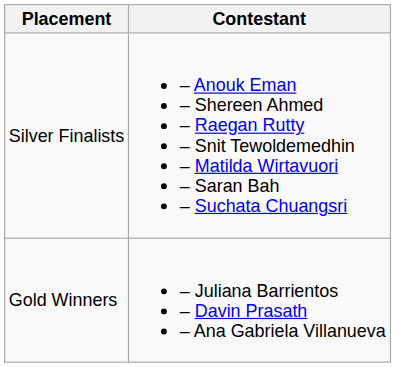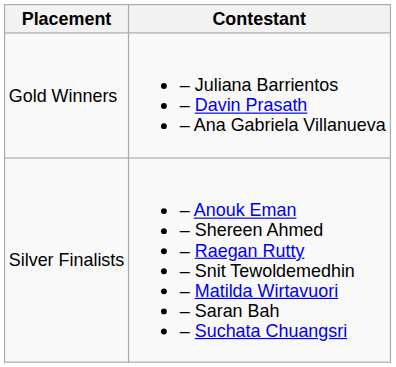rows swapped: (63, 300) <-> (67, 135)
